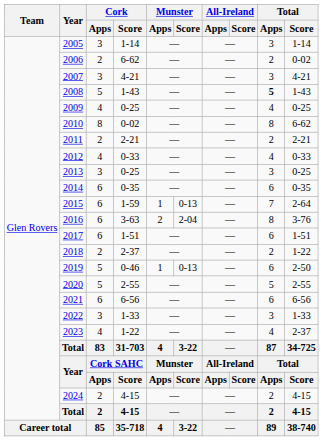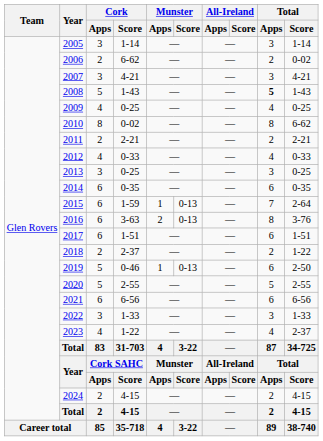(188, 220) 2-04 -> (188, 220) 0-13
